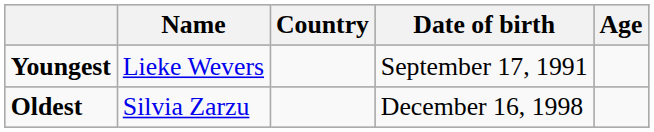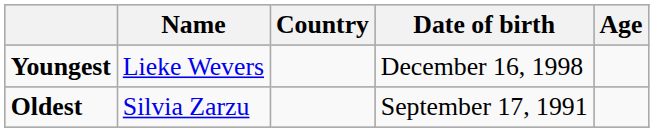(484, 65) September 17, 1991 -> (482, 65) December 16, 1998
(482, 106) December 16, 1998 -> (484, 106) September 17, 1991
